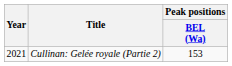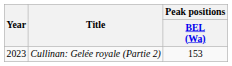(16, 54) 2021 -> (16, 54) 2023
